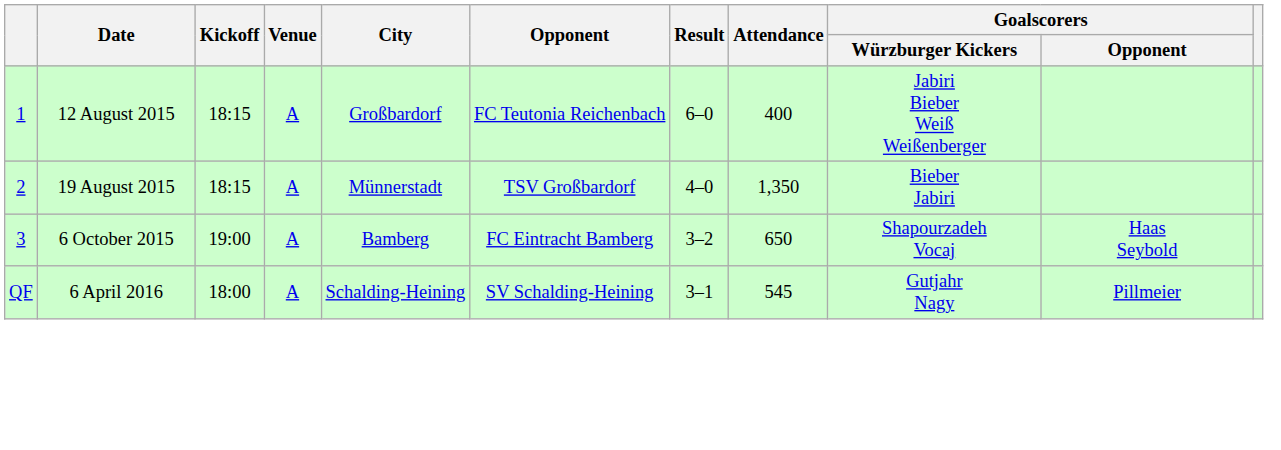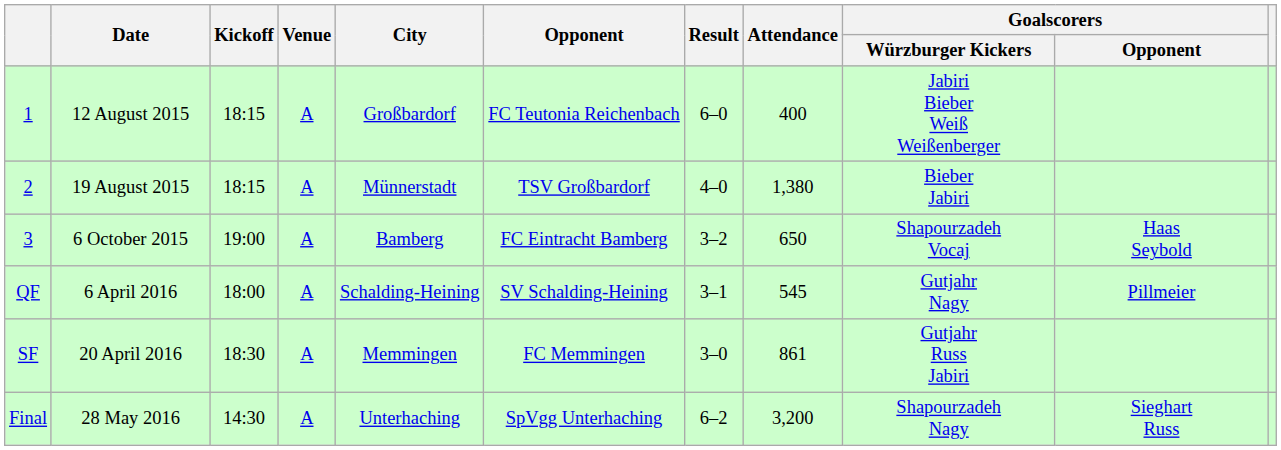(778, 187) 1,350 -> (793, 187) 1,380
+ row: (28, 354)
+ row: (28, 417)
